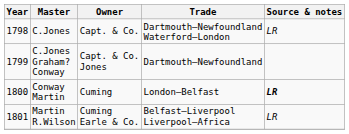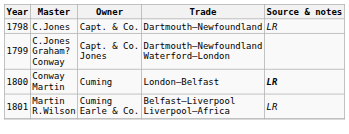(203, 31) Dartmouth–Newfoundland Waterford–London -> (203, 26) Dartmouth–Newfoundland
(203, 62) Dartmouth–Newfoundland -> (203, 51) Dartmouth–Newfoundland Waterford–London
